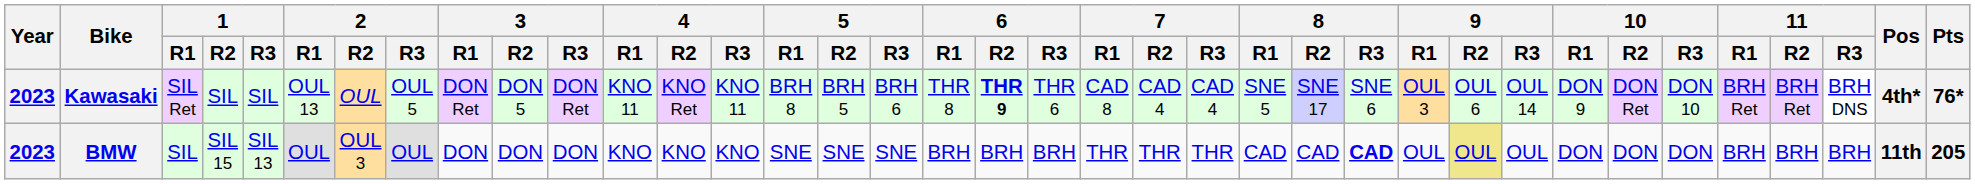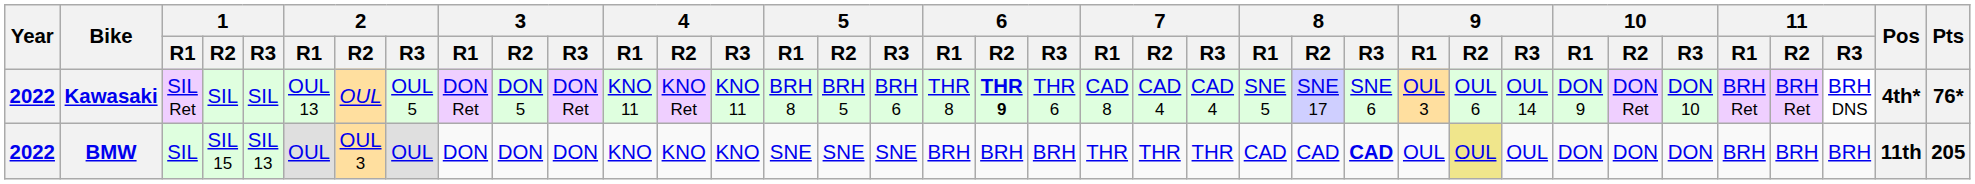(32, 96) 2023 -> (32, 96) 2022
(32, 151) 2023 -> (32, 151) 2022
